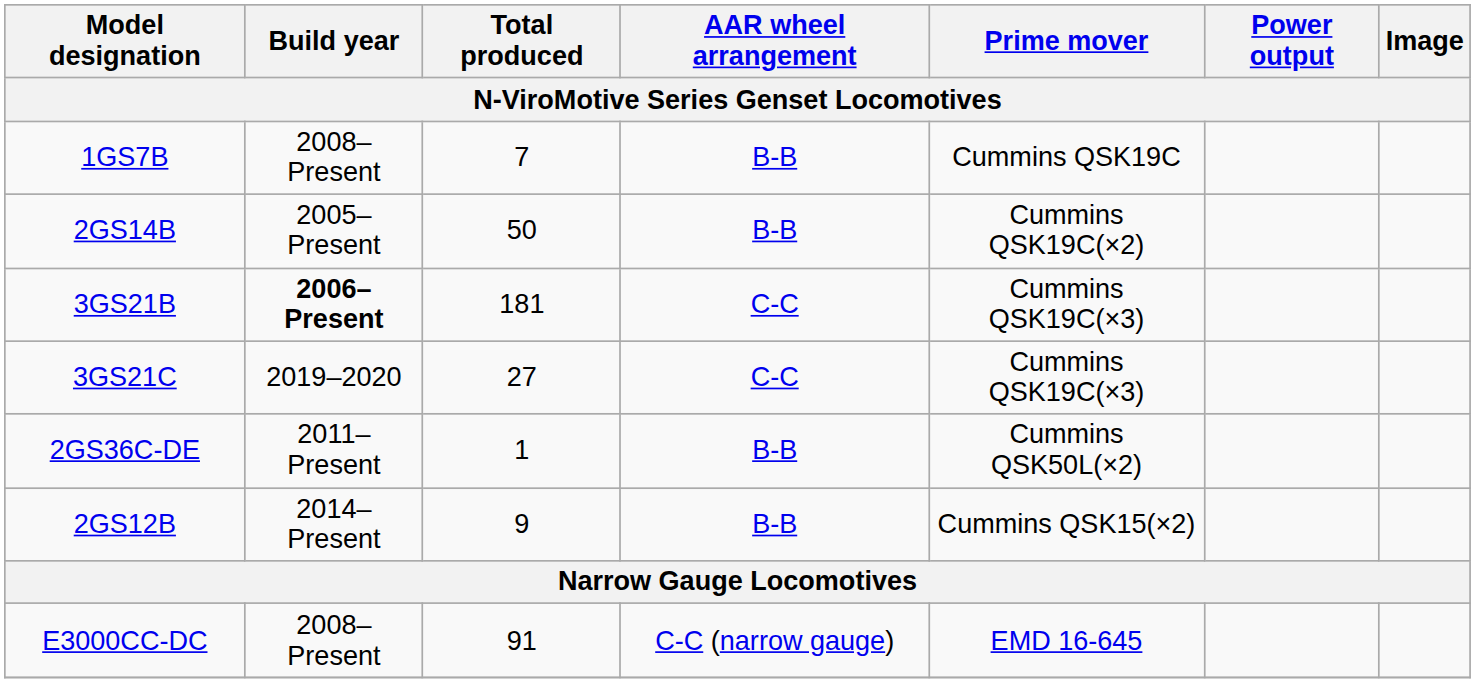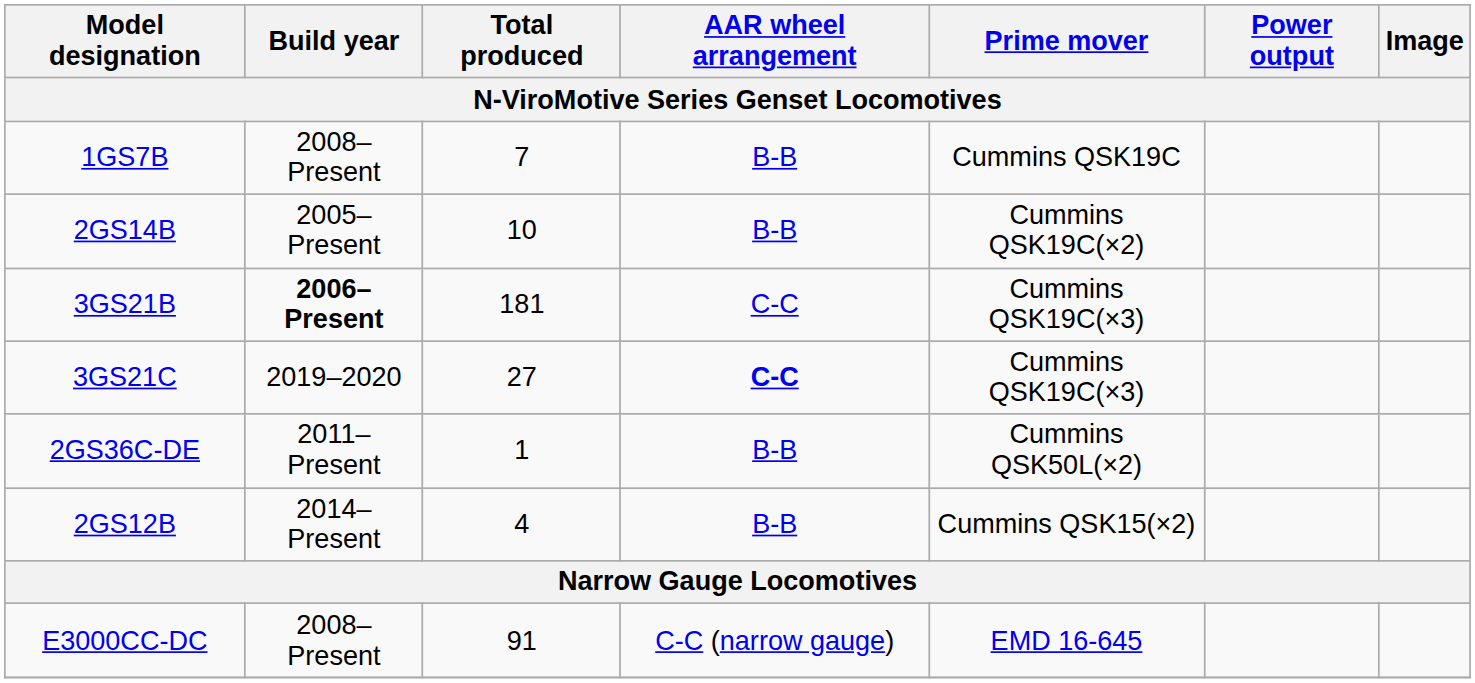(522, 230) 50 -> (522, 230) 10
(775, 377) normal -> (775, 377) bold
(522, 523) 9 -> (522, 523) 4
